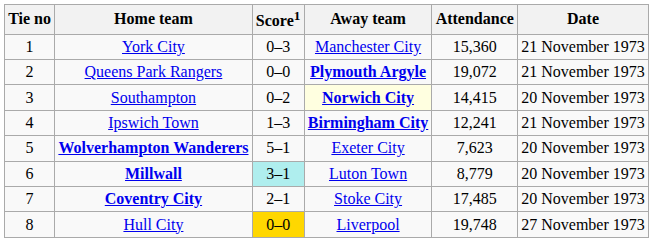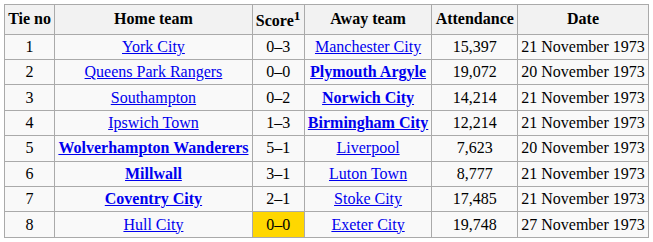(475, 46) 15,360 -> (475, 46) 15,397
(583, 72) 21 November 1973 -> (583, 72) 20 November 1973
(368, 97) lightyellow background -> (368, 97) no background
(475, 97) 14,415 -> (475, 97) 14,214
(583, 97) 20 November 1973 -> (583, 97) 21 November 1973
(475, 123) 12,241 -> (475, 123) 12,214
(368, 148) Exeter City -> (368, 148) Liverpool
(278, 173) paleturquoise background -> (278, 173) no background
(475, 173) 8,779 -> (475, 173) 8,777
(583, 173) 20 November 1973 -> (583, 173) 21 November 1973
(583, 199) 20 November 1973 -> (583, 199) 21 November 1973
(368, 224) Liverpool -> (368, 224) Exeter City
